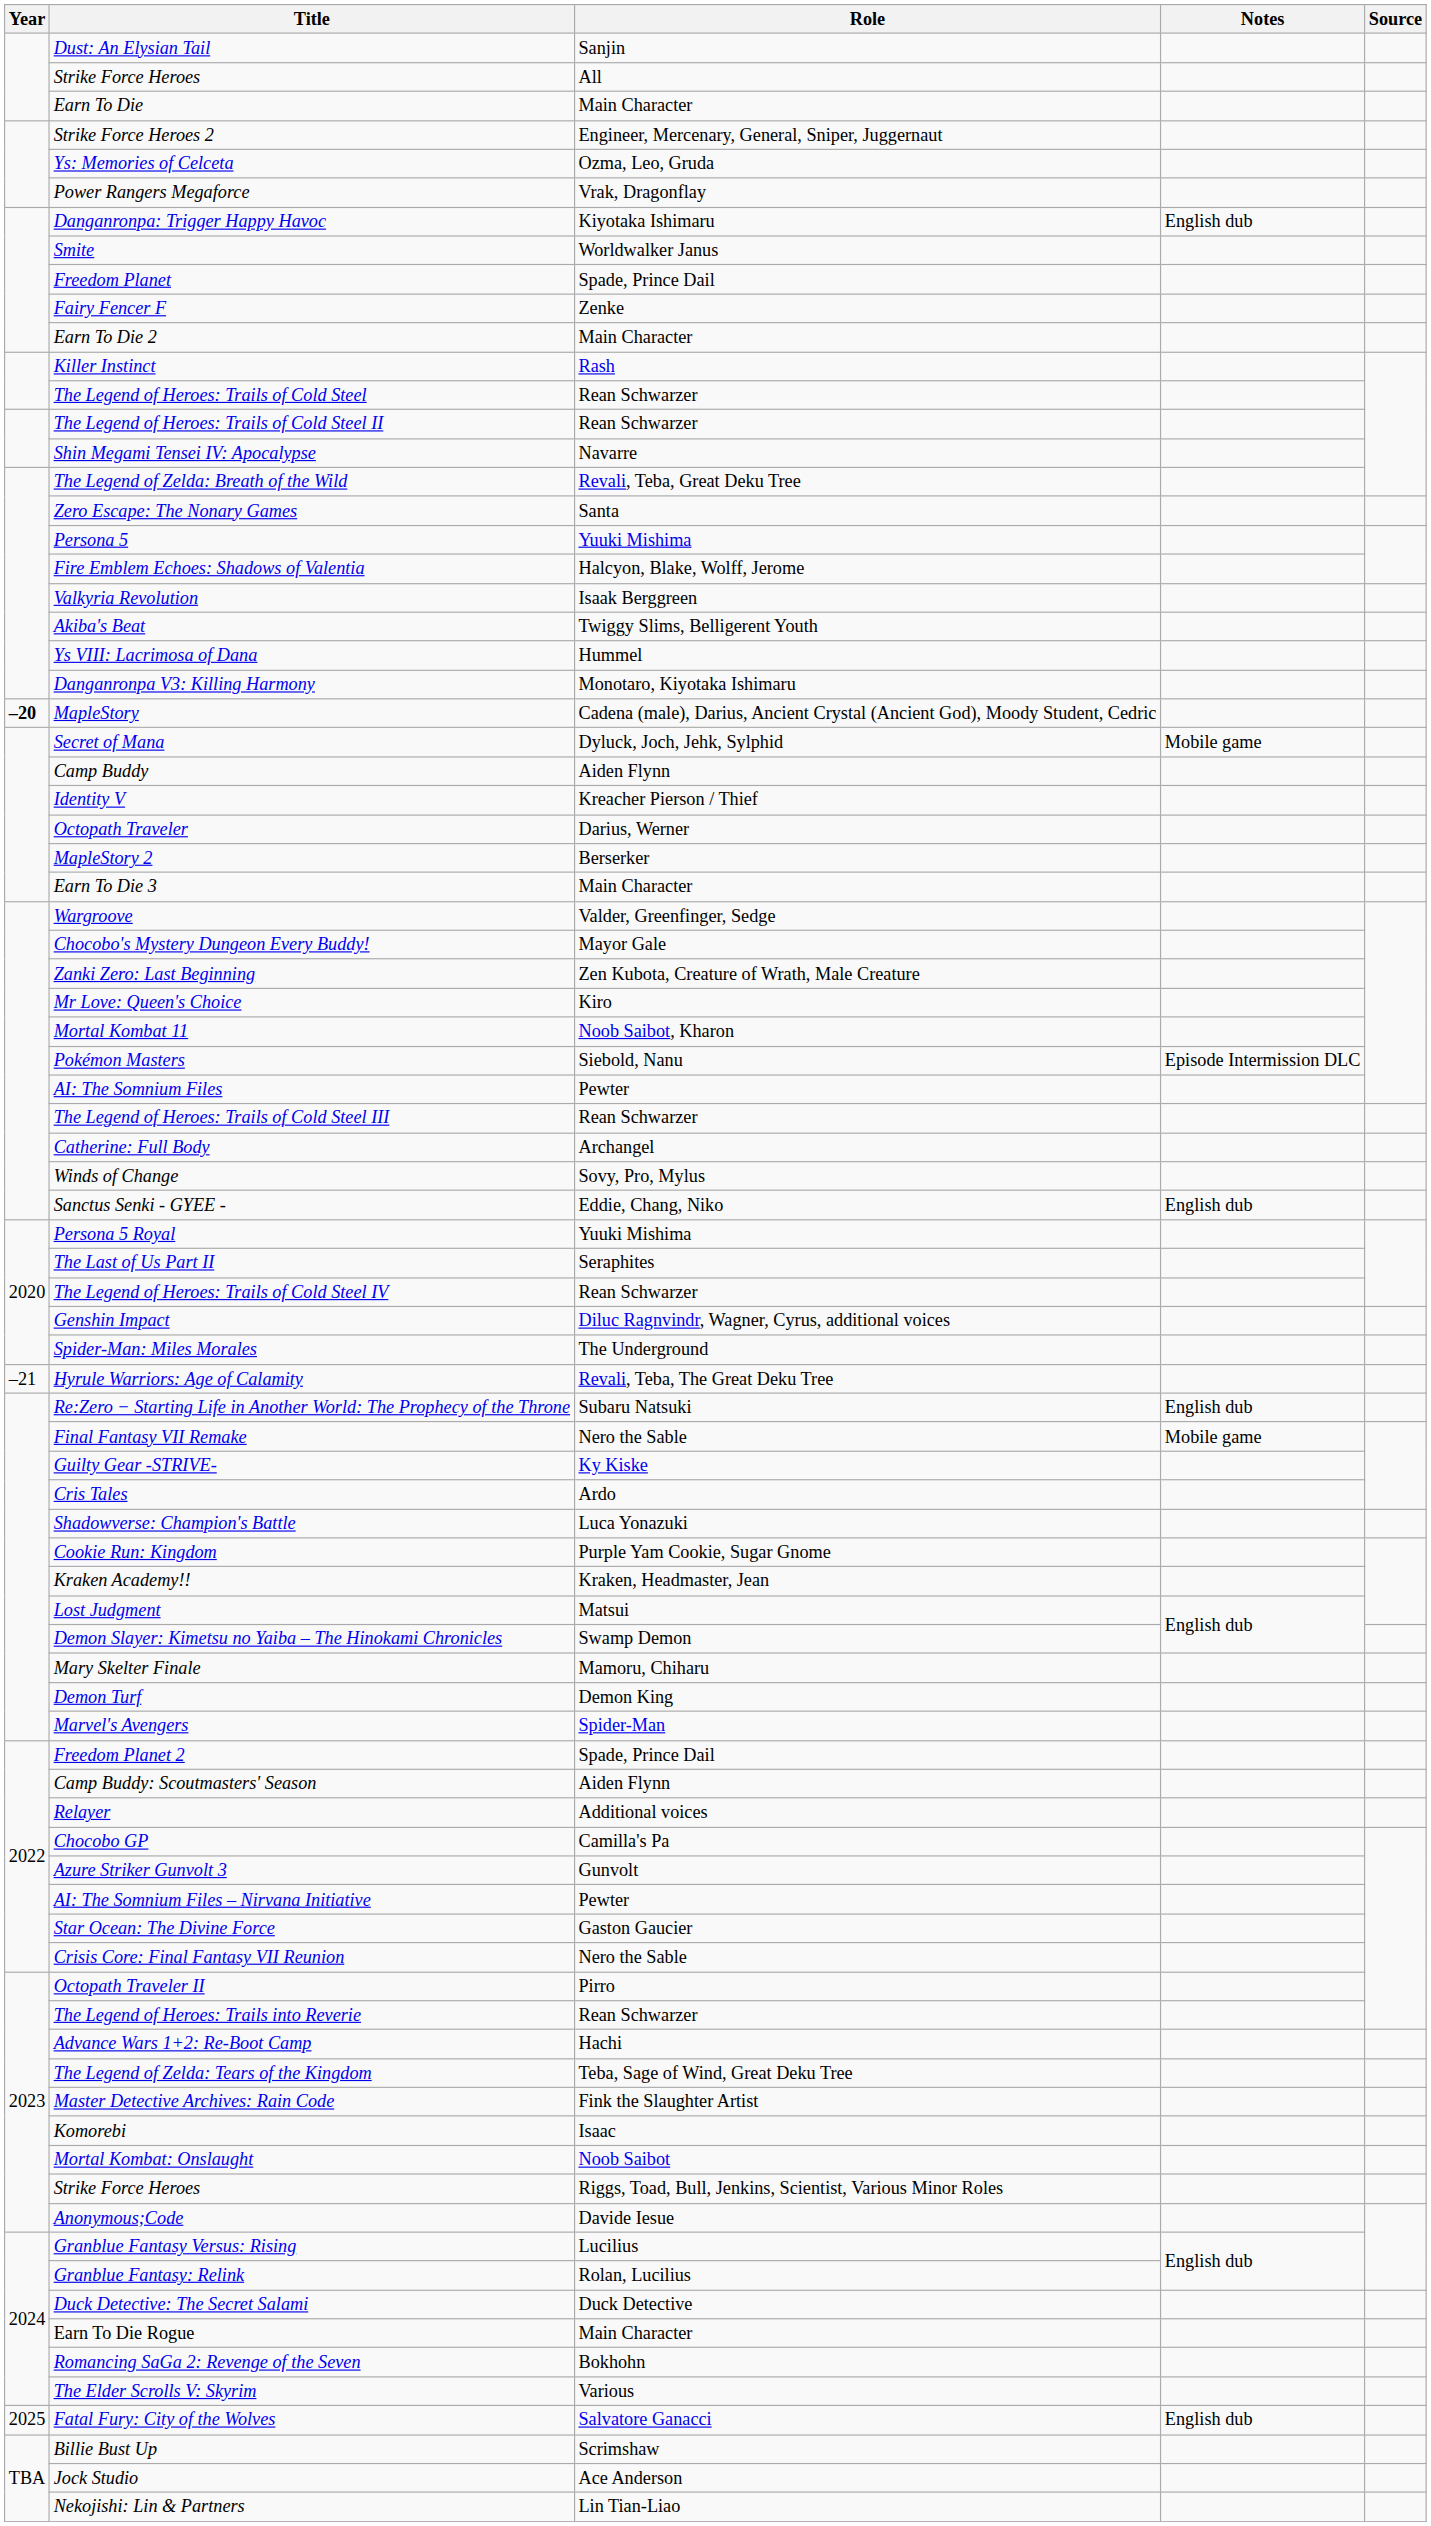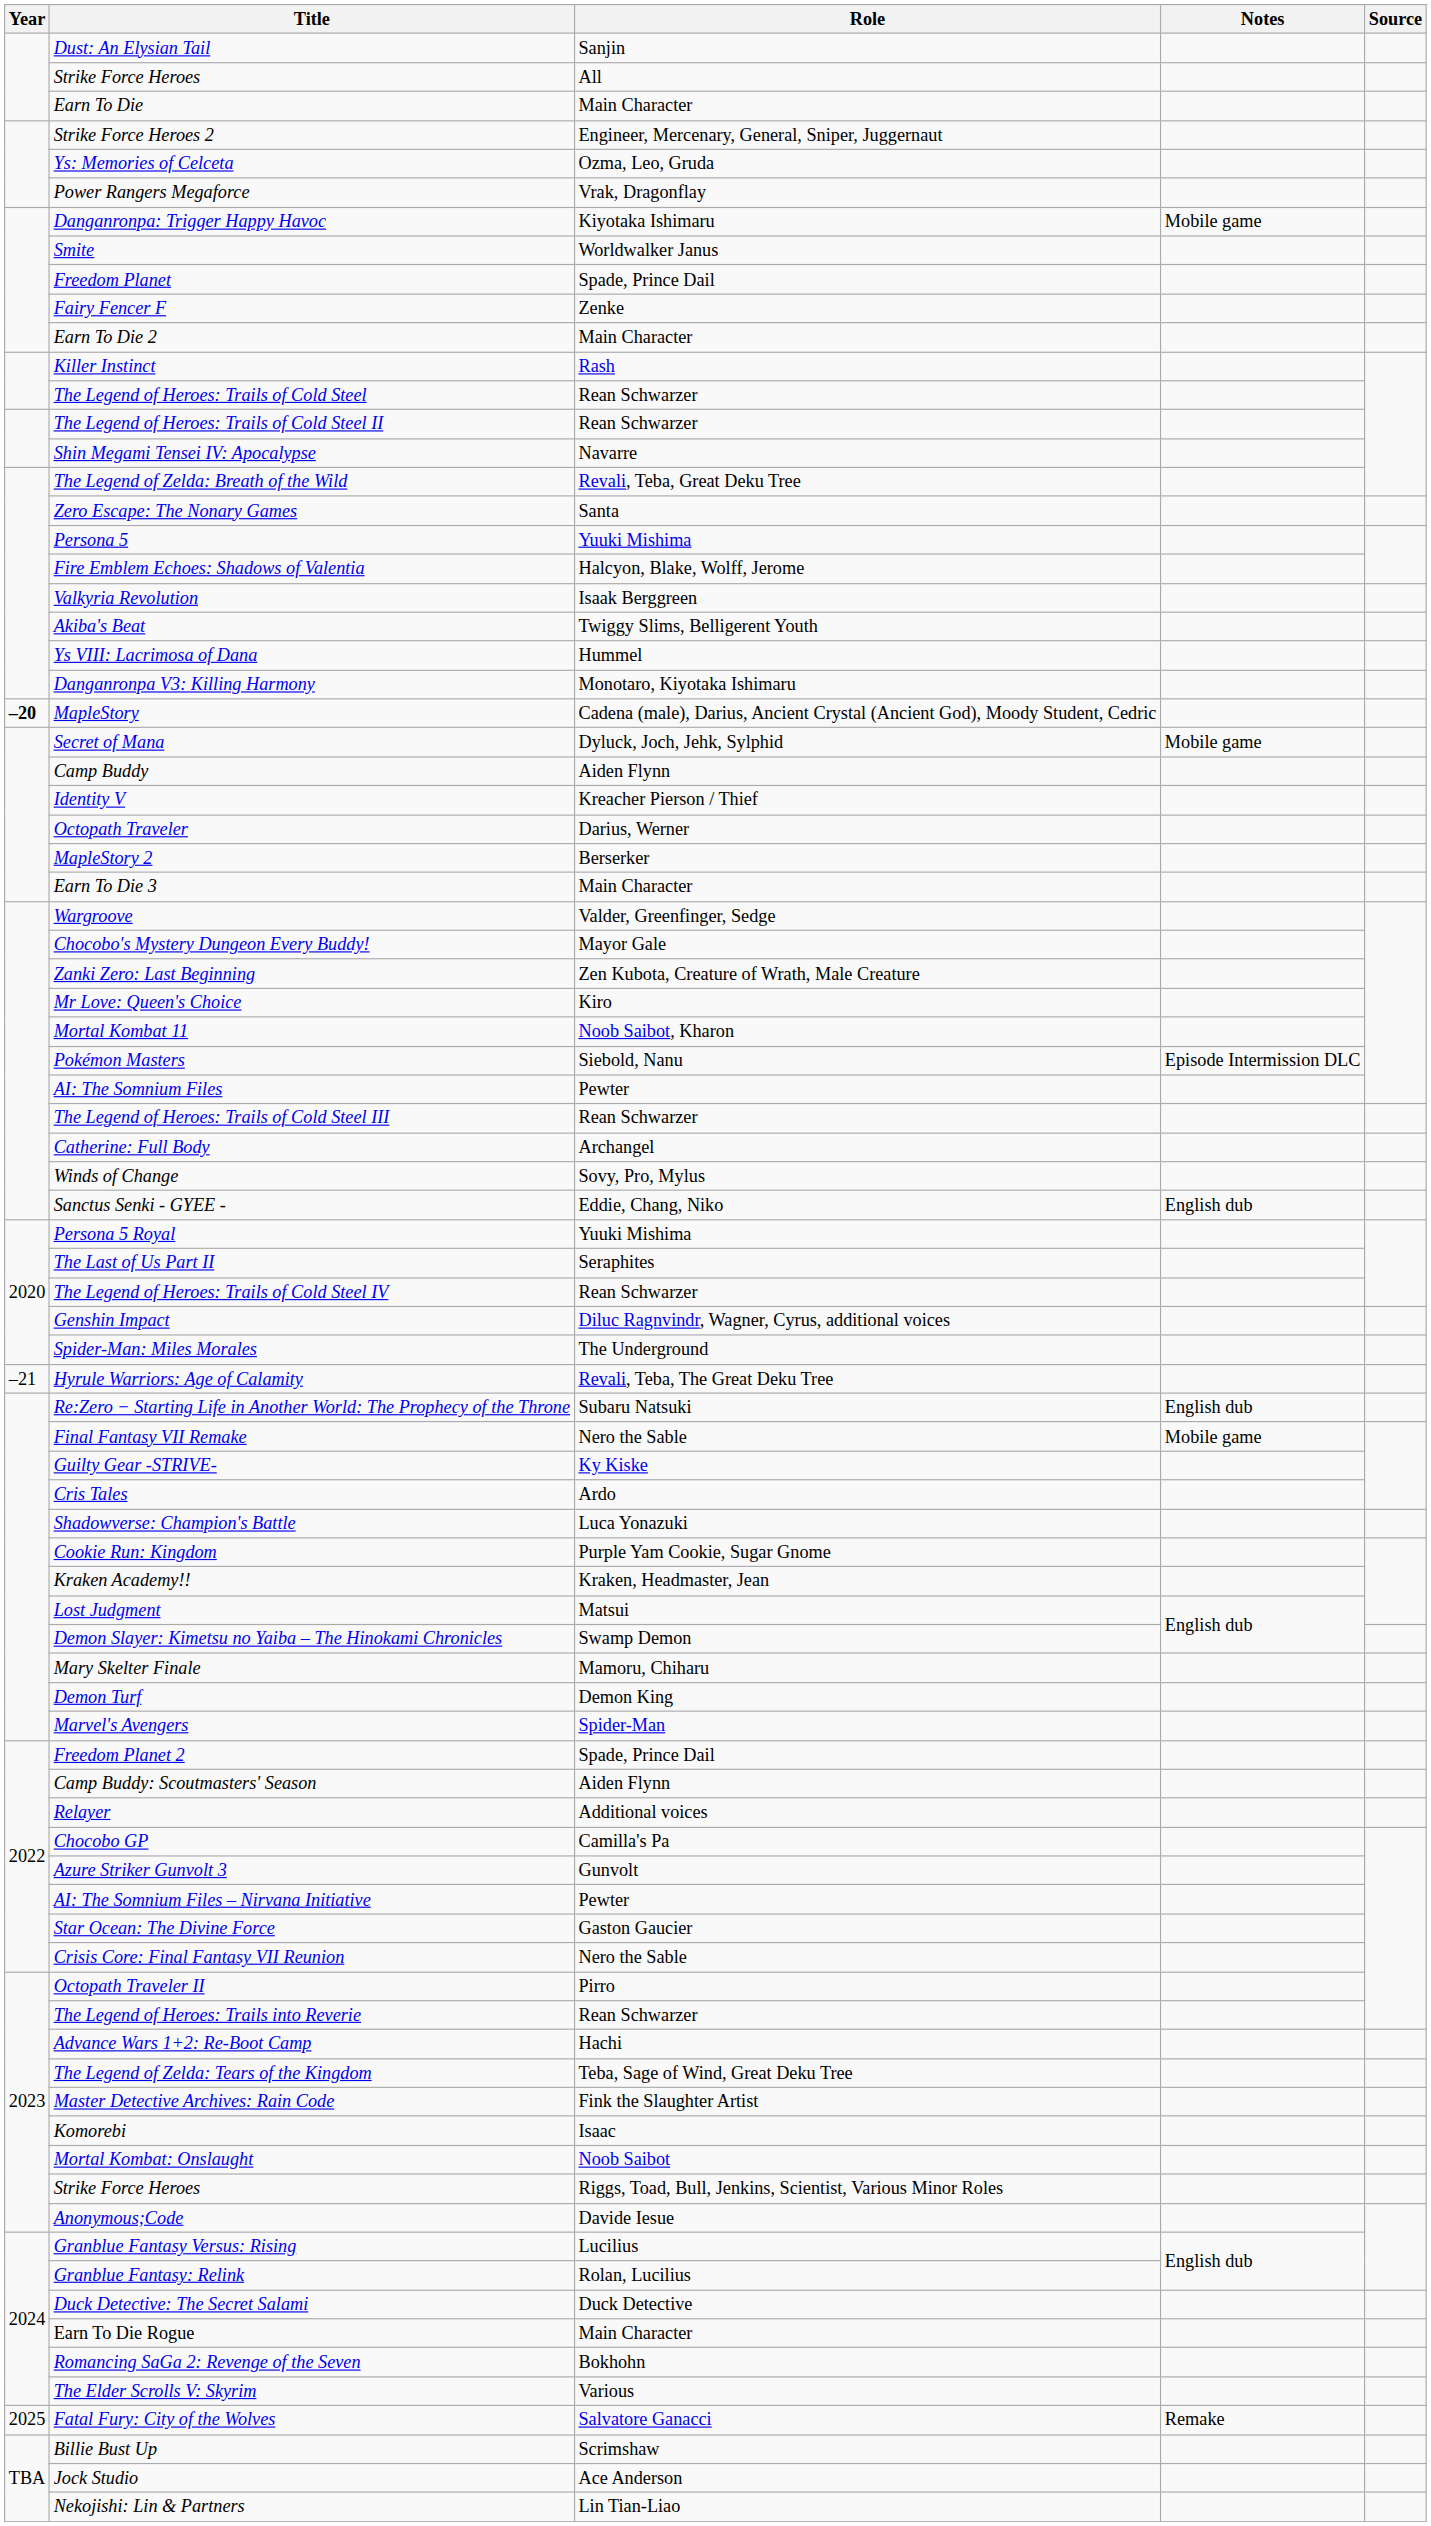(1209, 221) English dub -> (1213, 221) Mobile game
(1209, 2419) English dub -> (1195, 2419) Remake
